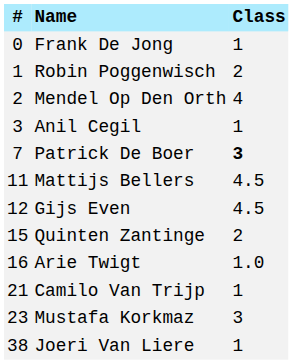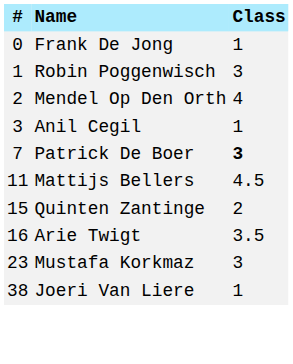(238, 72) 2 -> (238, 72) 3
- row: (82, 209)
(248, 264) 1.0 -> (248, 237) 3.5
- row: (120, 291)
